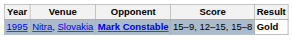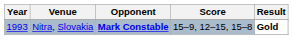(17, 27) 1995 -> (17, 27) 1993
